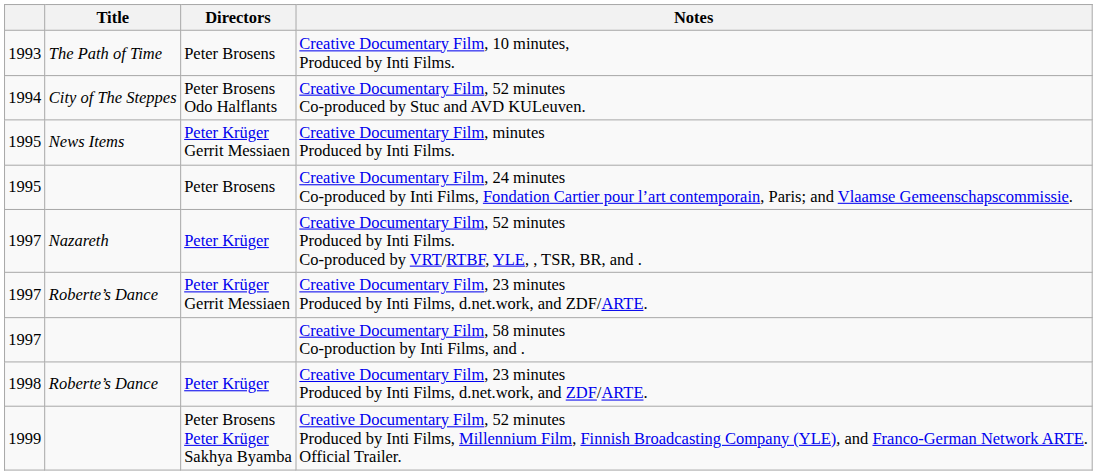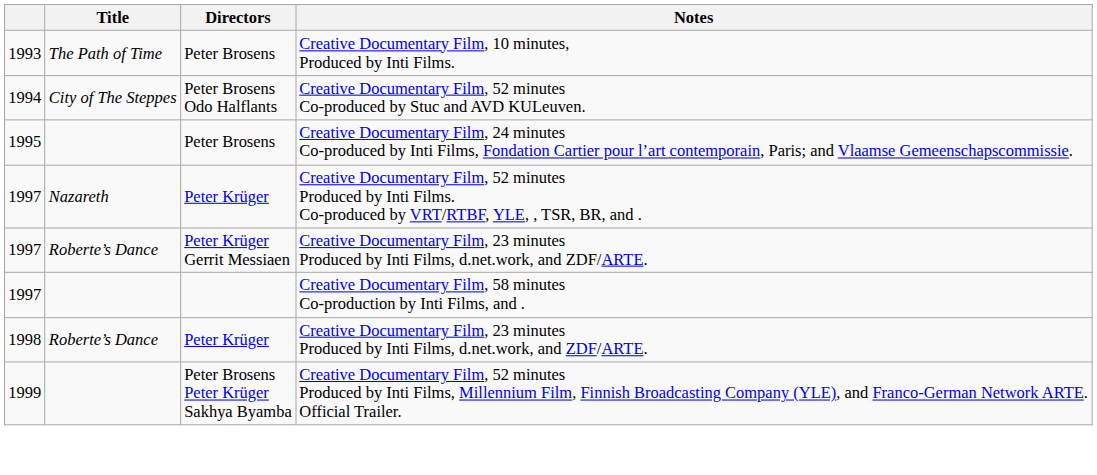- row: (25, 142)
